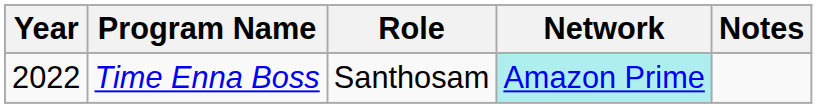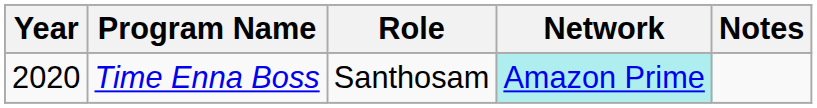(46, 77) 2022 -> (46, 77) 2020
